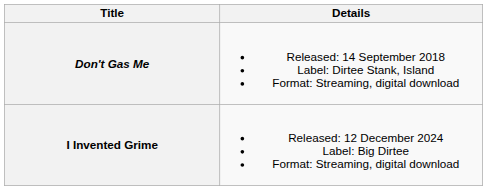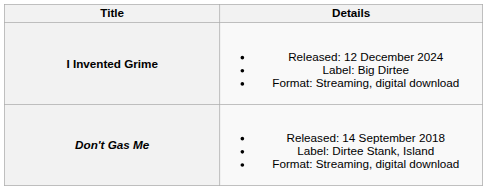rows swapped: (112, 63) <-> (112, 144)
